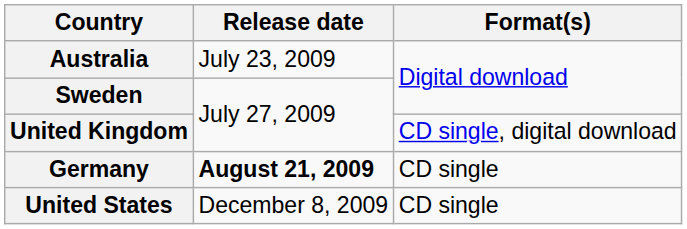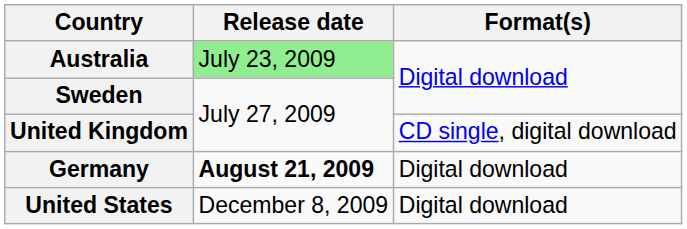(267, 59) no background -> (267, 59) lightgreen background
(449, 168) CD single -> (483, 168) Digital download
(449, 205) CD single -> (483, 205) Digital download
